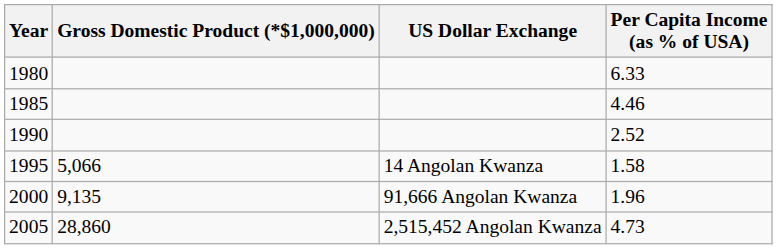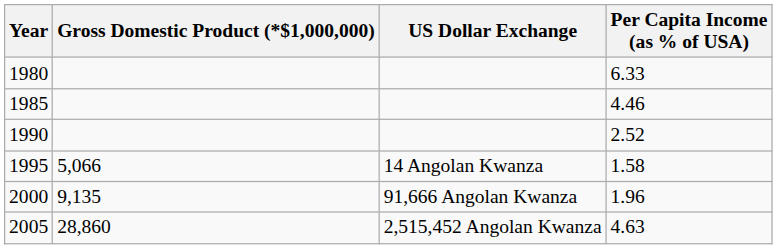(628, 227) 4.73 -> (628, 227) 4.63
